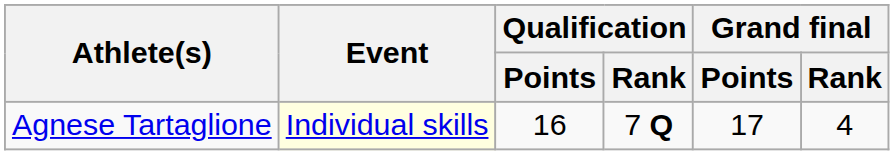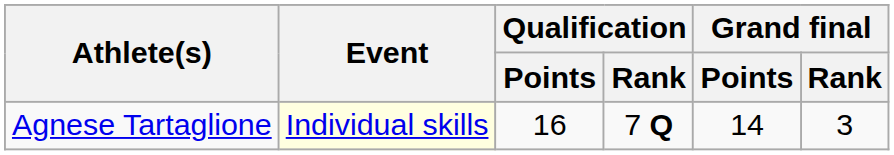(747, 125) 17 -> (747, 125) 14
(845, 125) 4 -> (845, 125) 3
